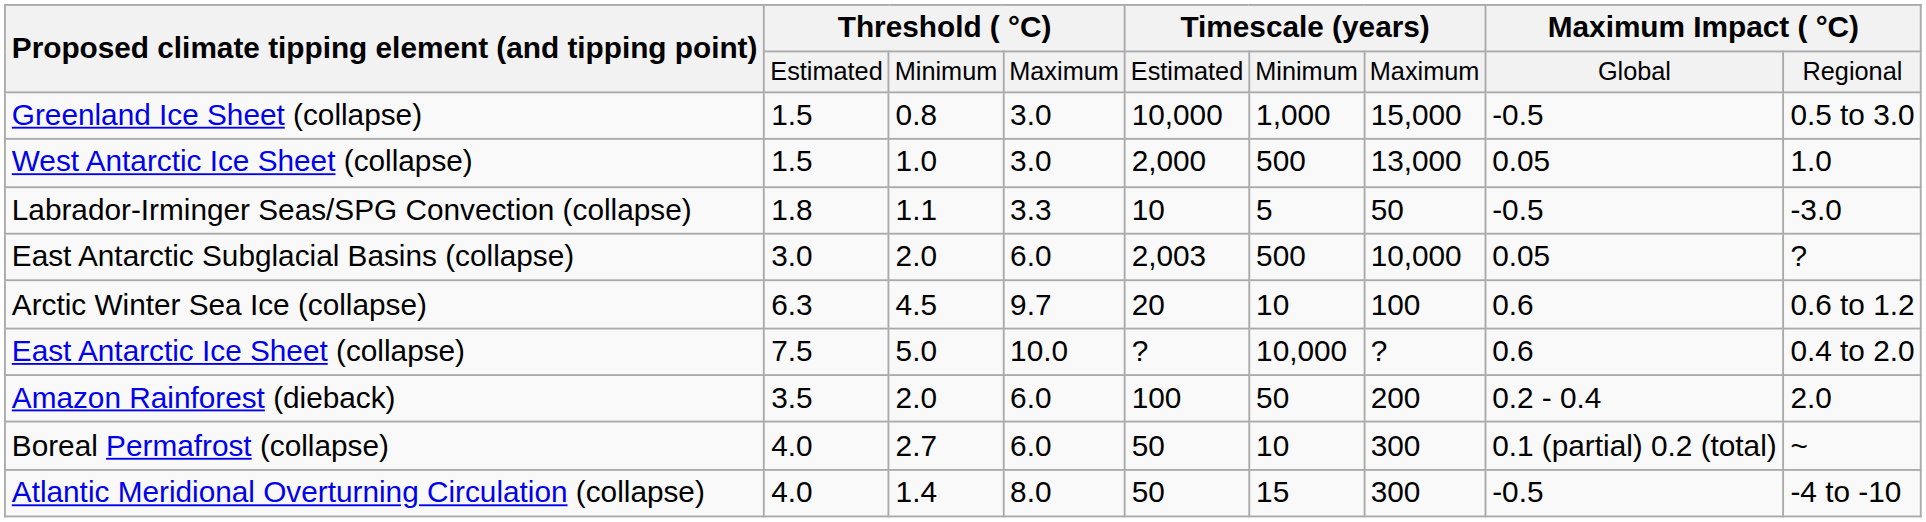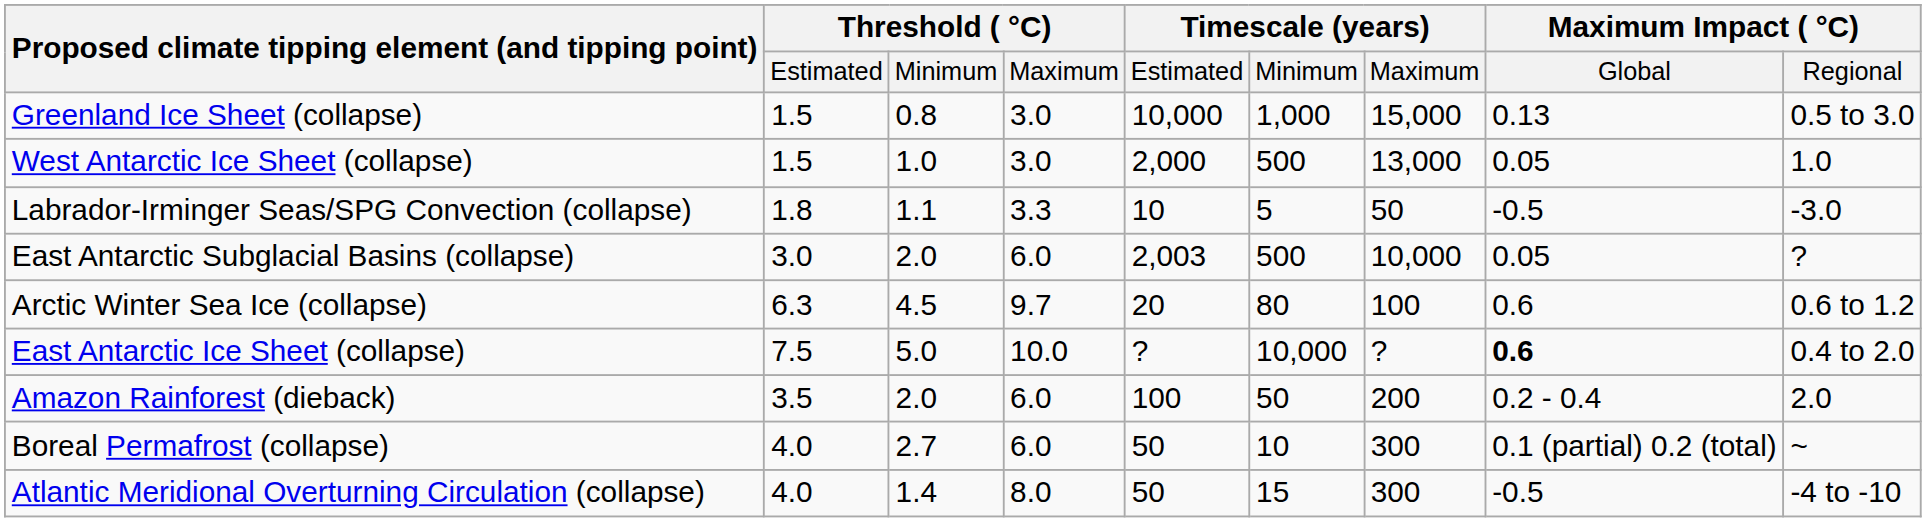(1518, 115) -0.5 -> (1521, 115) 0.13
(1273, 303) 10 -> (1273, 303) 80
(1513, 351) normal -> (1513, 351) bold
